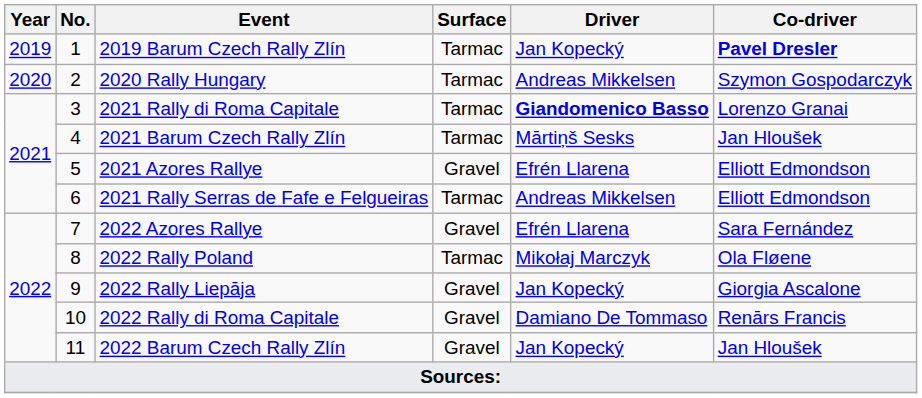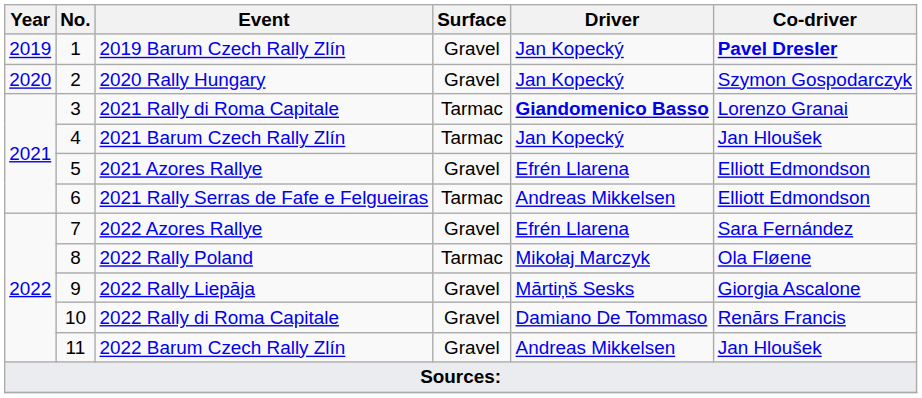(472, 49) Tarmac -> (472, 49) Gravel
(472, 79) Tarmac -> (472, 79) Gravel
(595, 79) Andreas Mikkelsen -> (570, 79) Jan Kopecký
(575, 138) Mārtiņš Sesks -> (570, 138) Jan Kopecký
(570, 287) Jan Kopecký -> (575, 287) Mārtiņš Sesks
(570, 347) Jan Kopecký -> (595, 347) Andreas Mikkelsen
